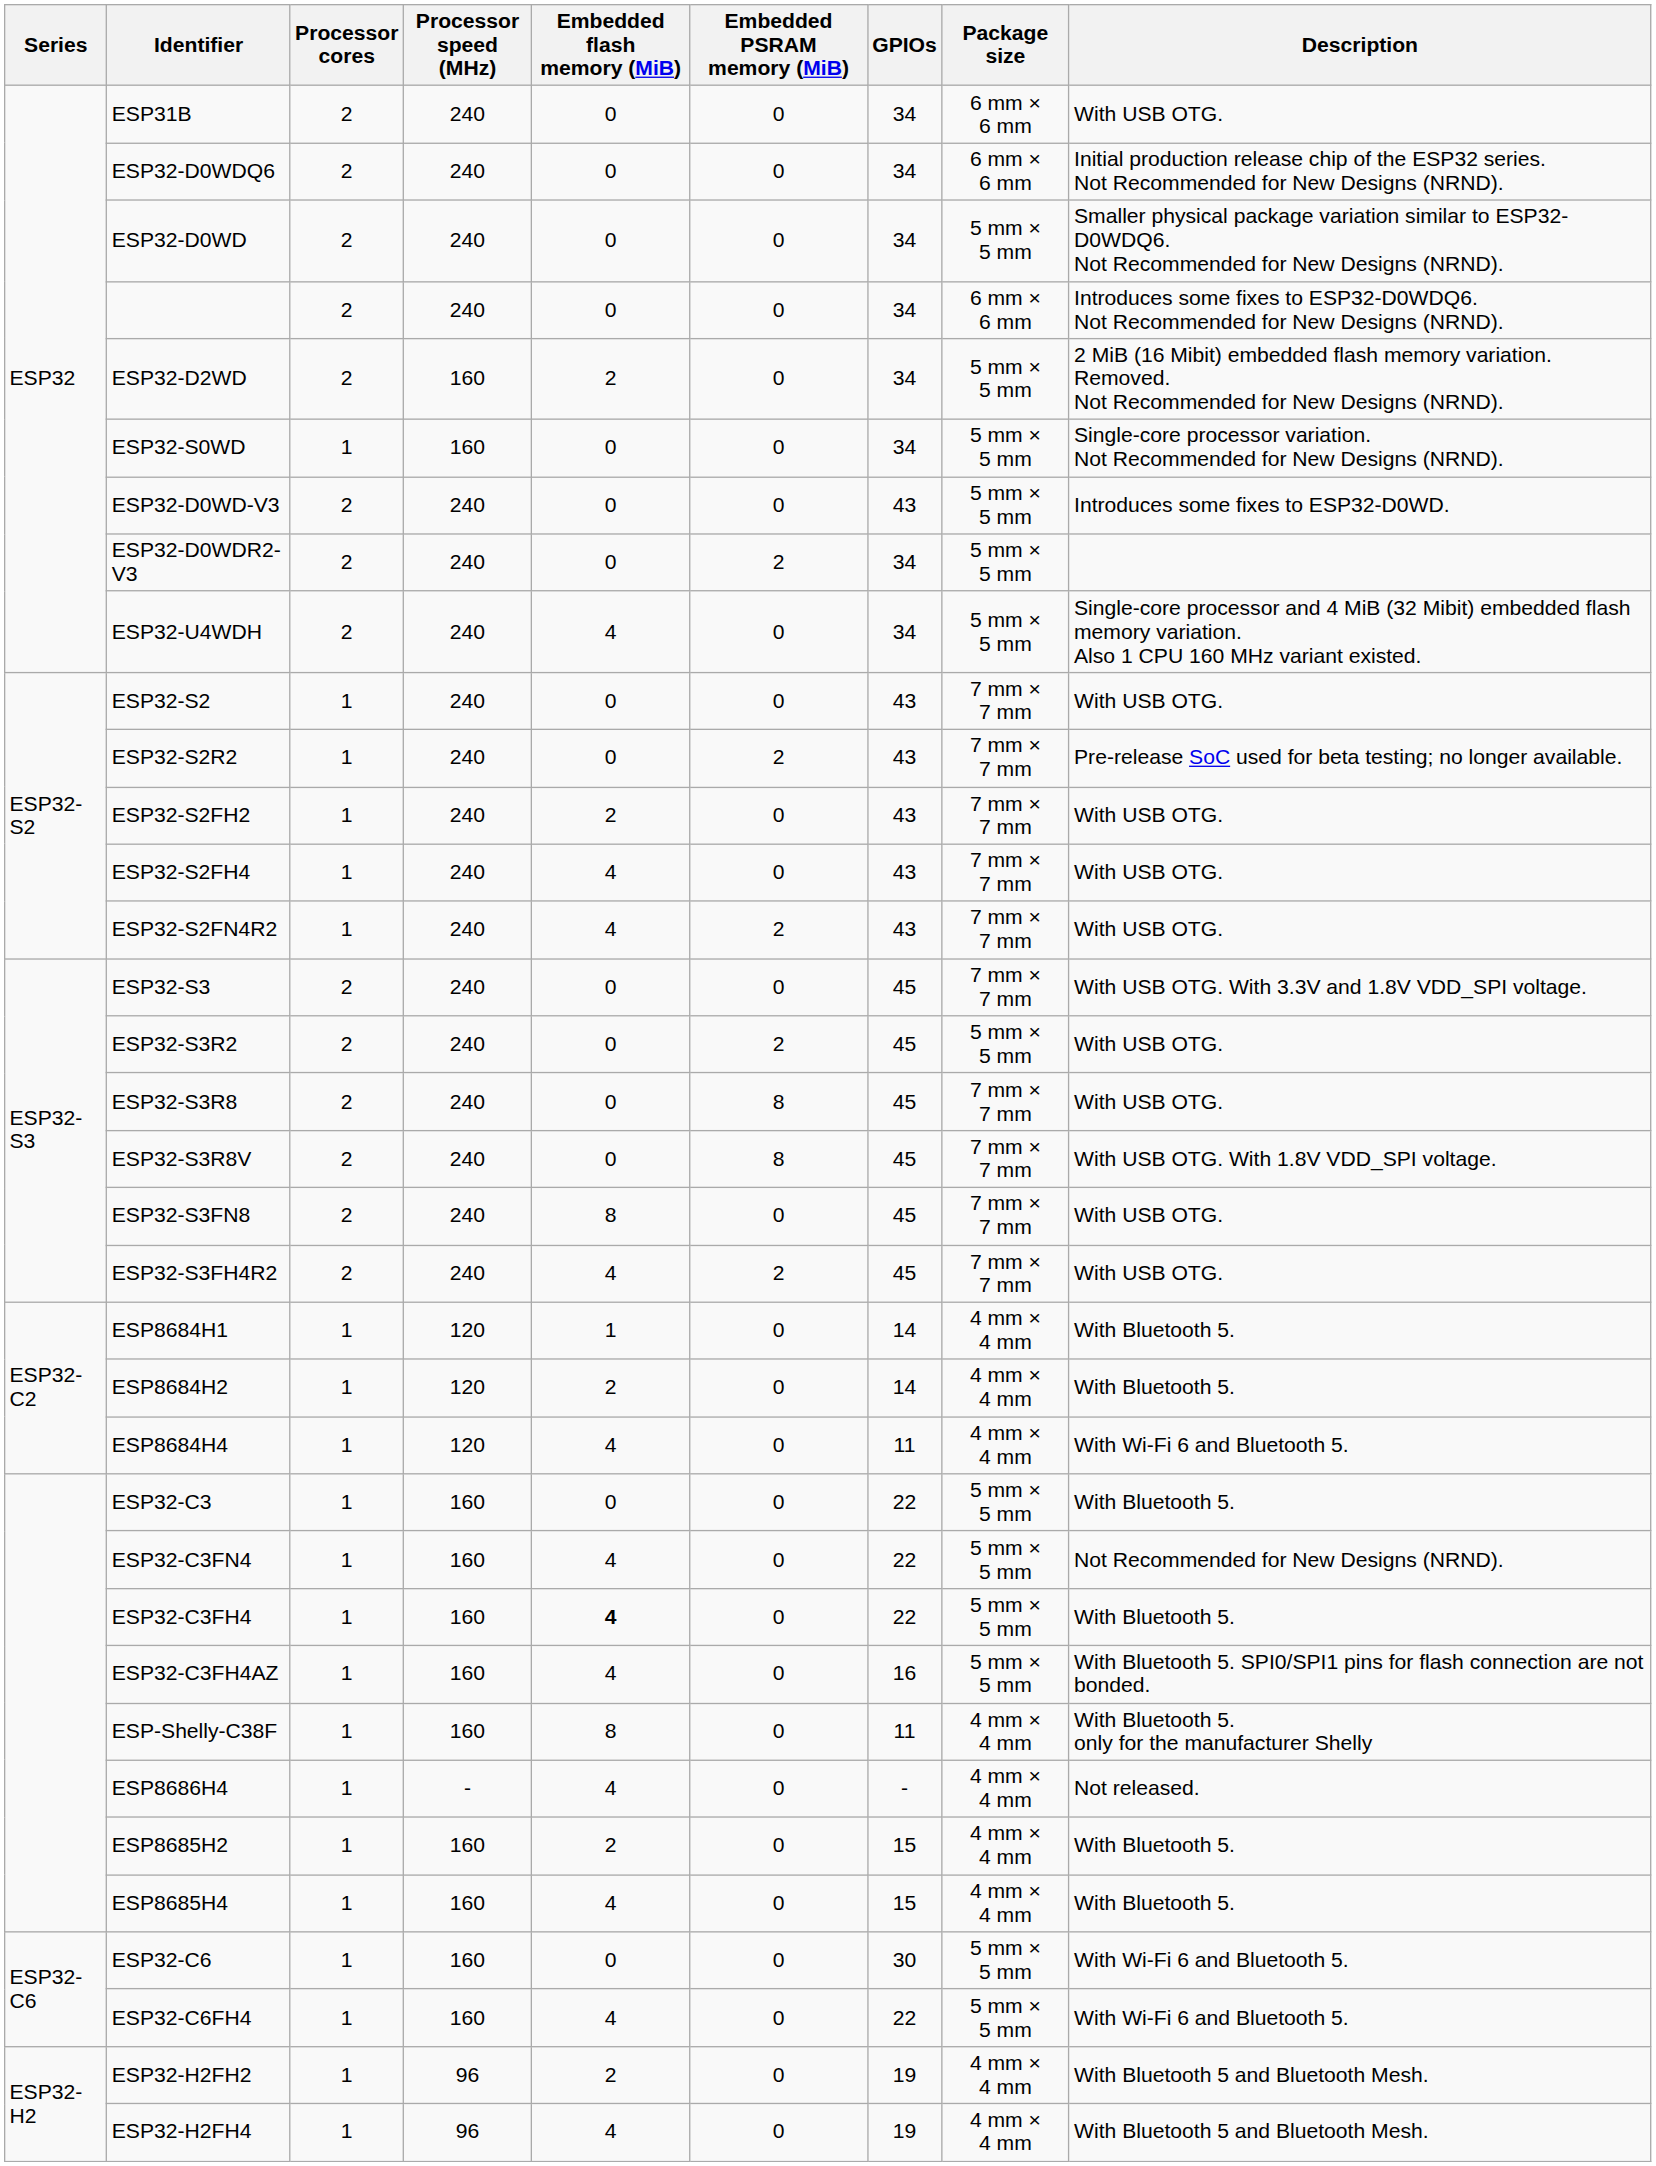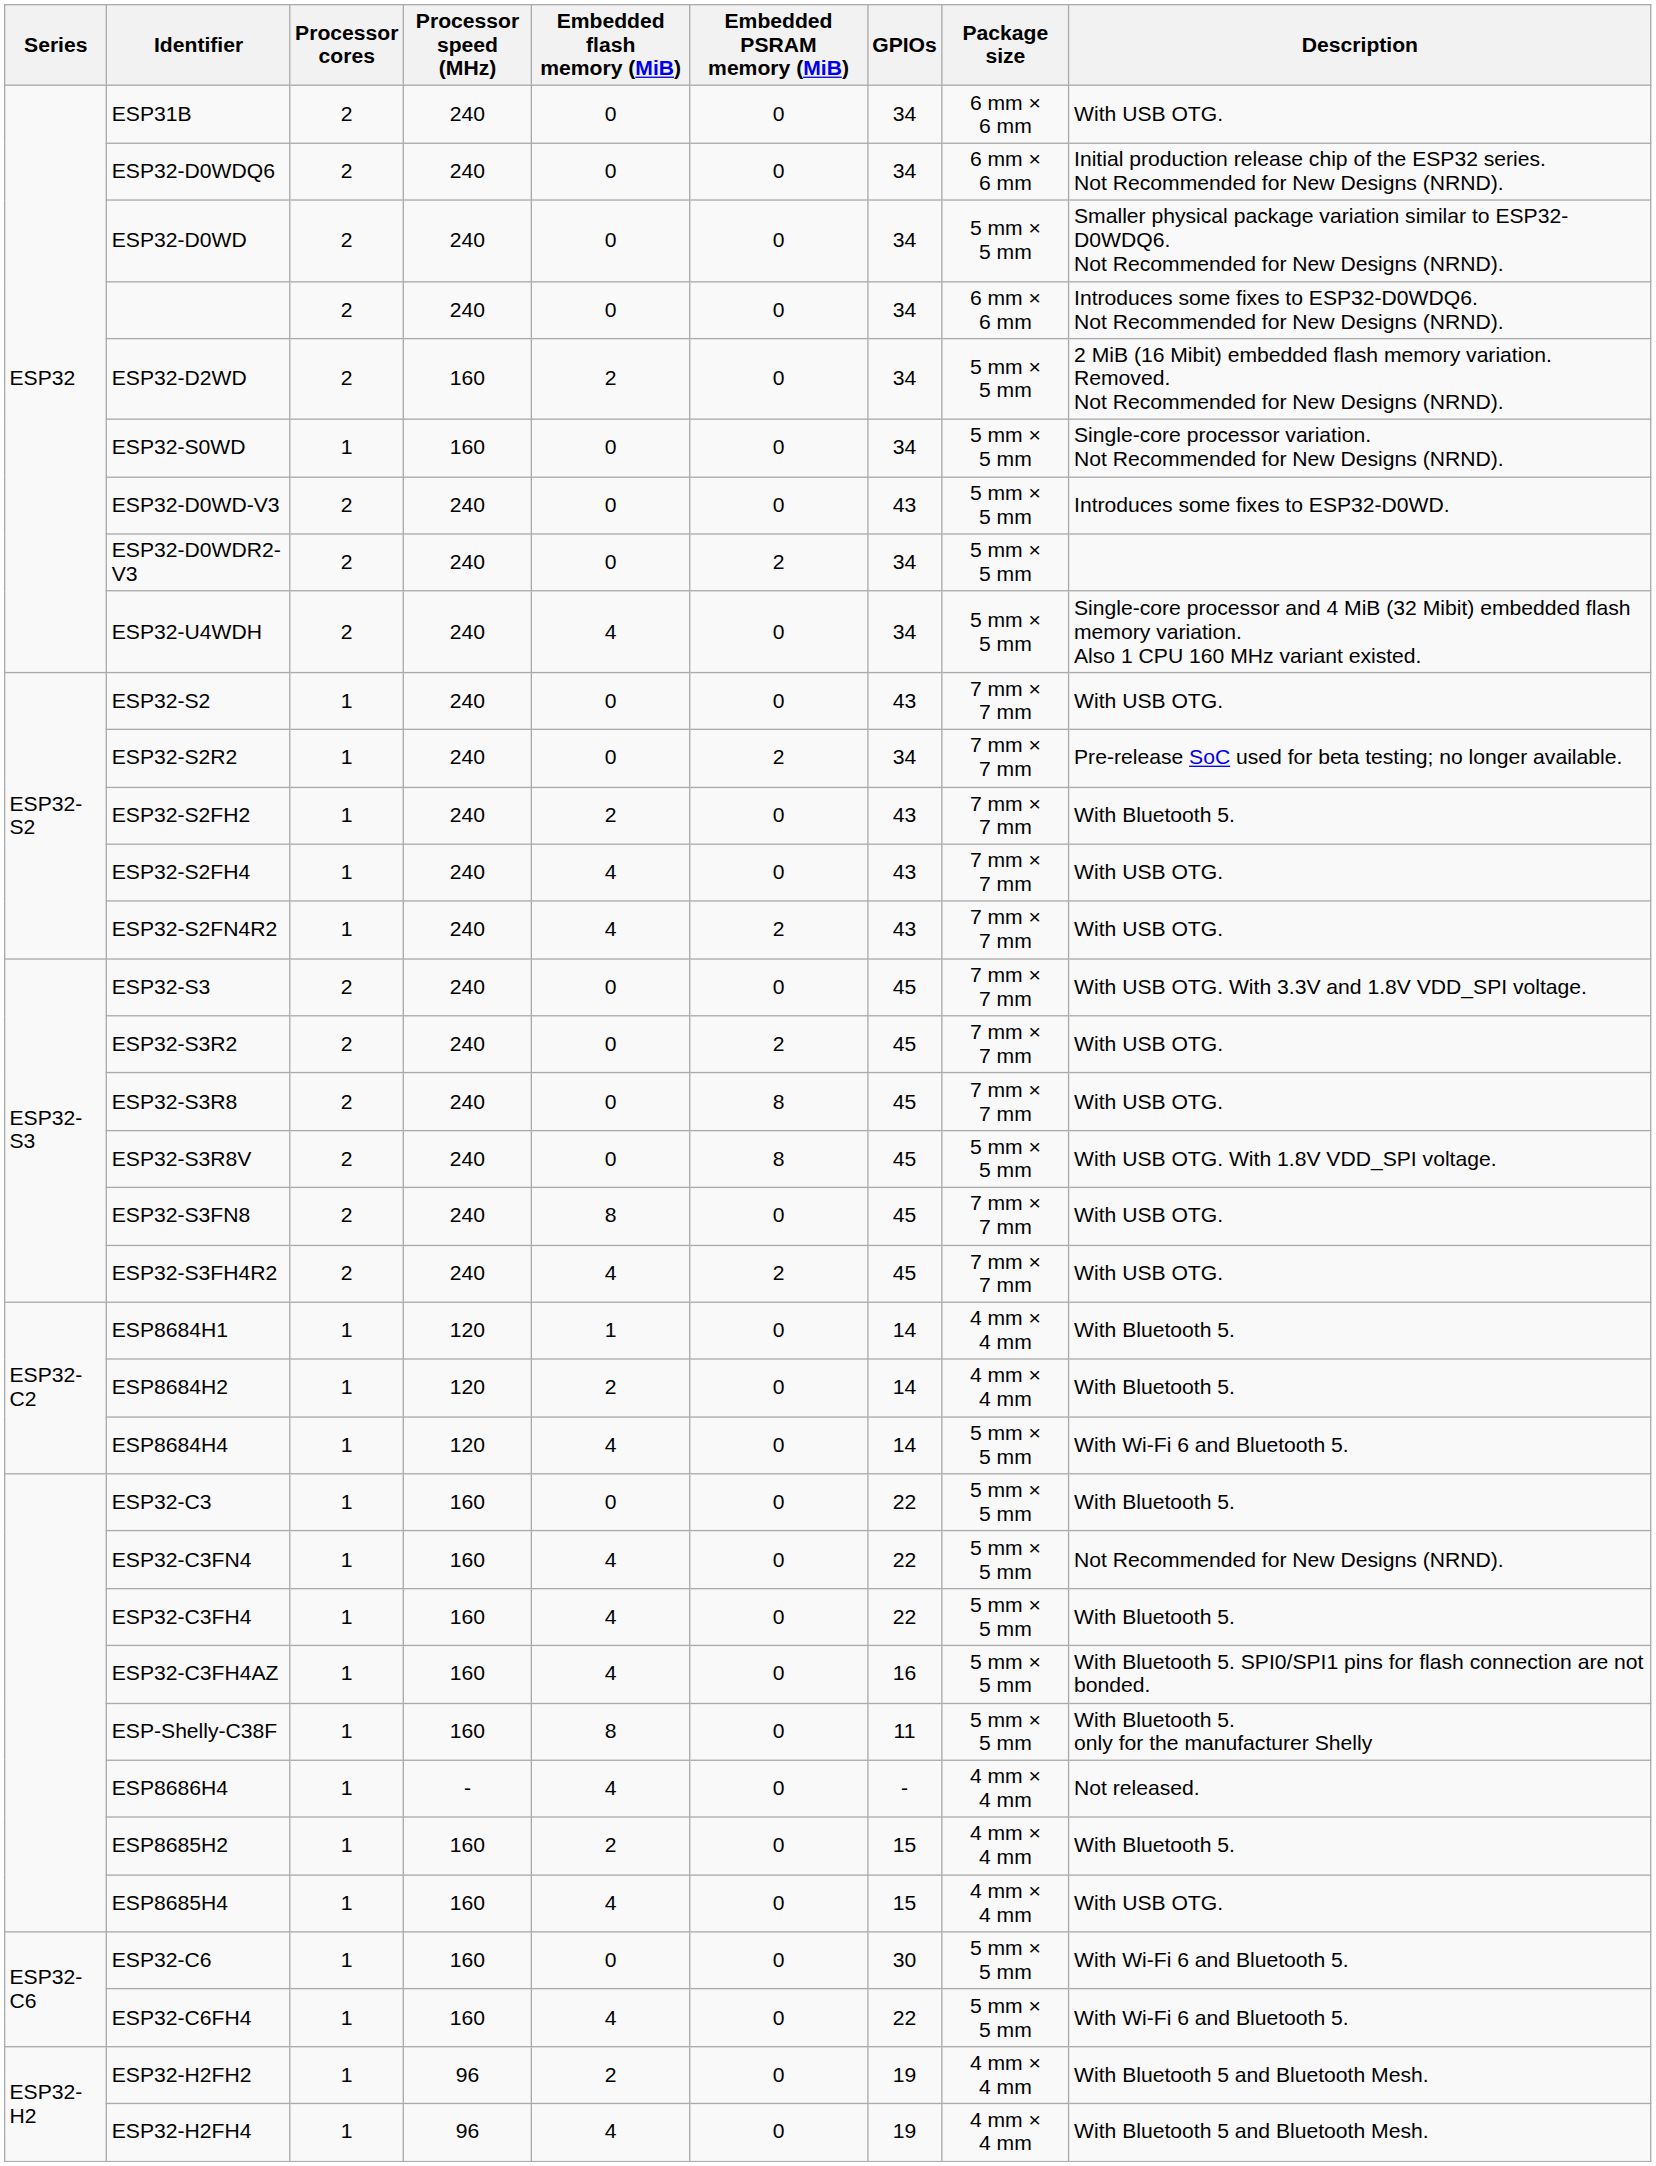(904, 757) 43 -> (904, 757) 34
(1149, 815) With USB OTG. -> (1154, 815) With Bluetooth 5.
(1005, 1044) 5 mm × 5 mm -> (1005, 1044) 7 mm × 7 mm
(1005, 1158) 7 mm × 7 mm -> (1005, 1158) 5 mm × 5 mm
(904, 1445) 11 -> (904, 1445) 14
(1005, 1445) 4 mm × 4 mm -> (1005, 1445) 5 mm × 5 mm
(611, 1616) bold -> (611, 1616) normal
(1005, 1731) 4 mm × 4 mm -> (1005, 1731) 5 mm × 5 mm
(1154, 1903) With Bluetooth 5. -> (1149, 1903) With USB OTG.
